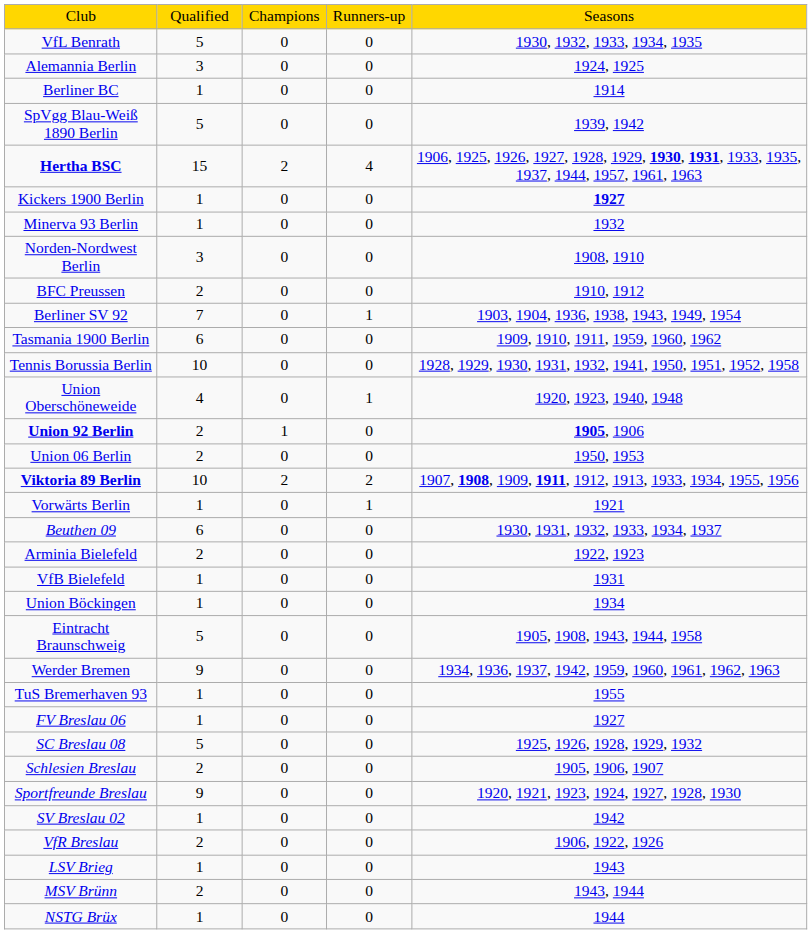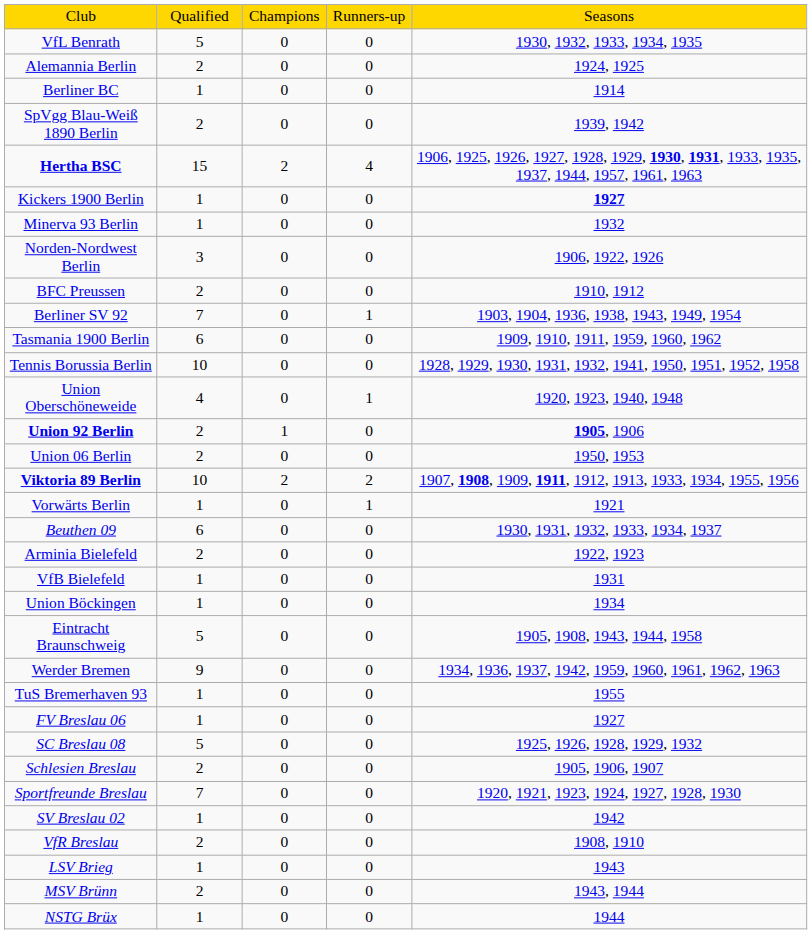(200, 66) 3 -> (200, 66) 2
(200, 123) 5 -> (200, 123) 2
(609, 257) 1908, 1910 -> (609, 257) 1906, 1922, 1926
(200, 793) 9 -> (200, 793) 7
(609, 842) 1906, 1922, 1926 -> (609, 842) 1908, 1910
